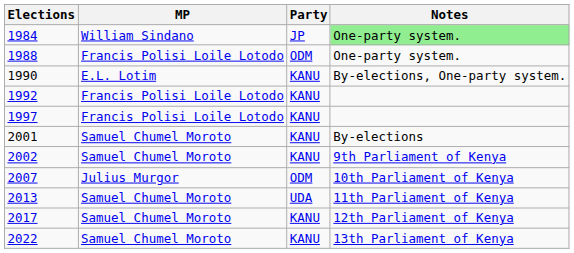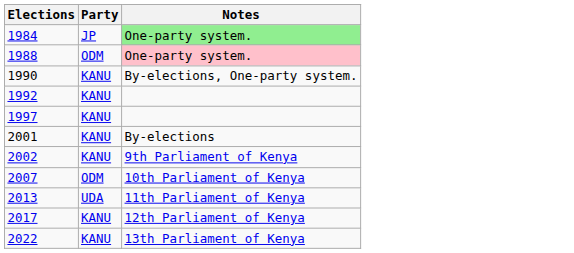- column: (182, 15)
(397, 55) no background -> (188, 55) pink background
